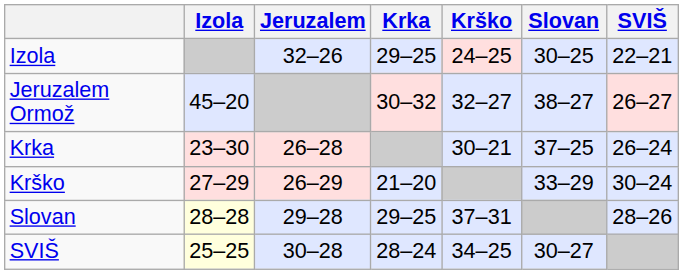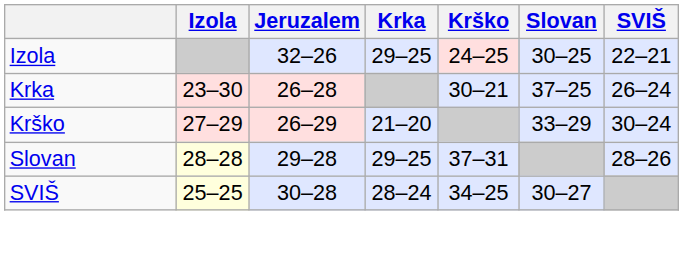- row: (59, 102)
